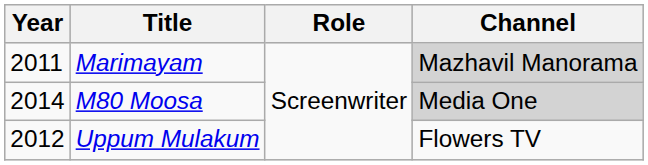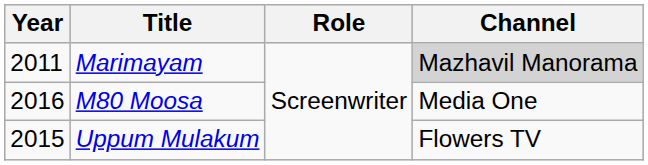(37, 100) 2014 -> (37, 100) 2016
(478, 100) lightgrey background -> (478, 100) no background
(37, 139) 2012 -> (37, 139) 2015
